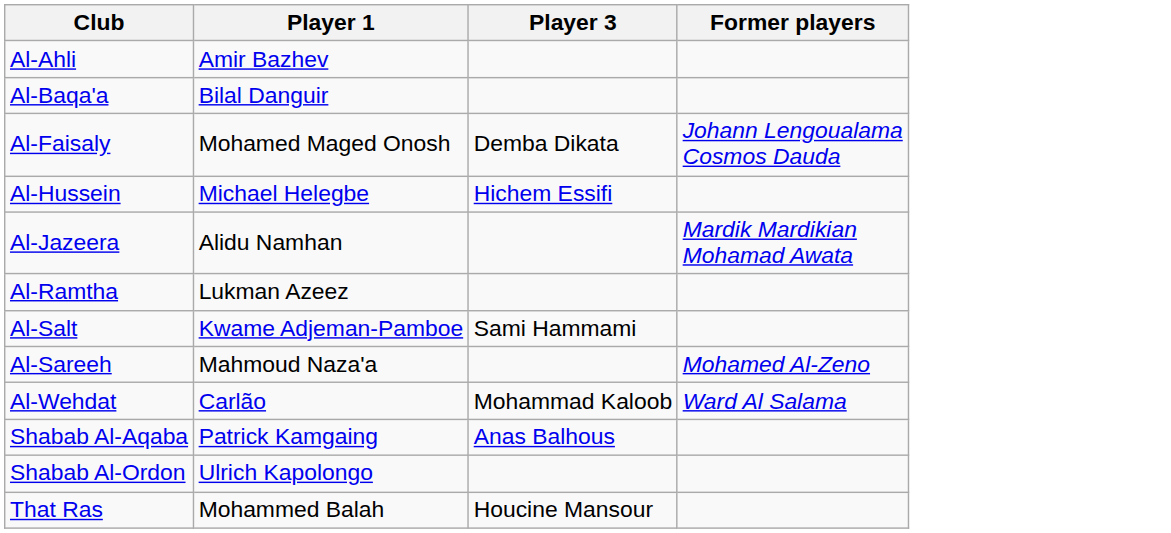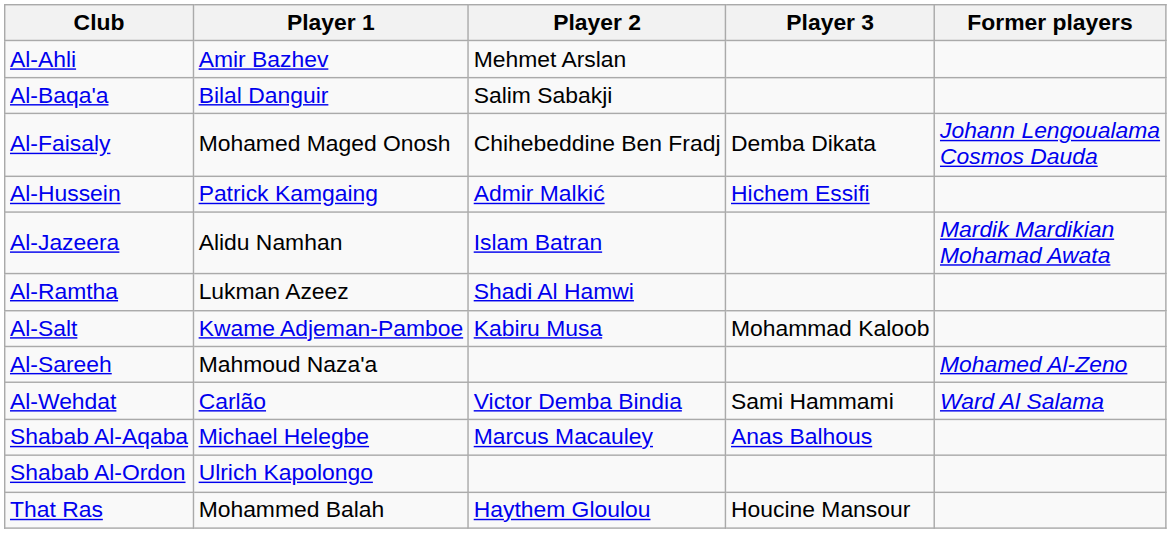+ column: (597, 22)
(284, 193) Michael Helegbe -> (288, 193) Patrick Kamgaing
(555, 328) Sami Hammami -> (830, 328) Mohammad Kaloob
(573, 400) Mohammad Kaloob -> (812, 400) Sami Hammami
(288, 436) Patrick Kamgaing -> (284, 436) Michael Helegbe
